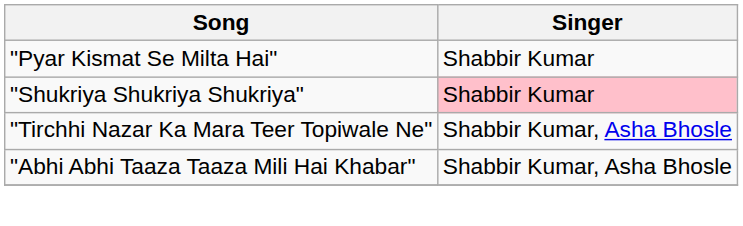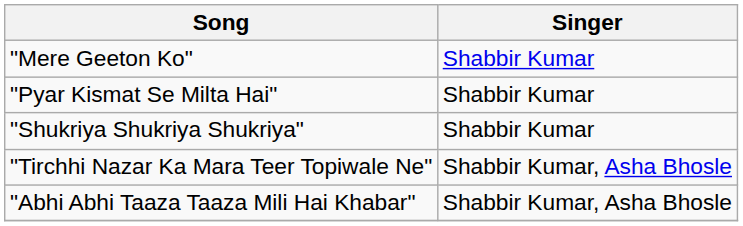+ row: (101, 58)
(519, 94) pink background -> (519, 130) no background
